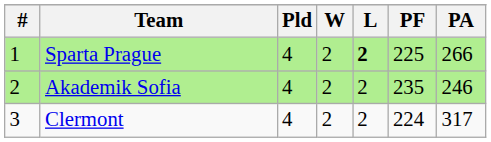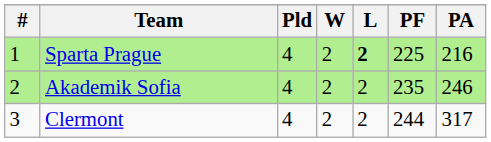(457, 53) 266 -> (457, 53) 216
(409, 119) 224 -> (409, 119) 244
